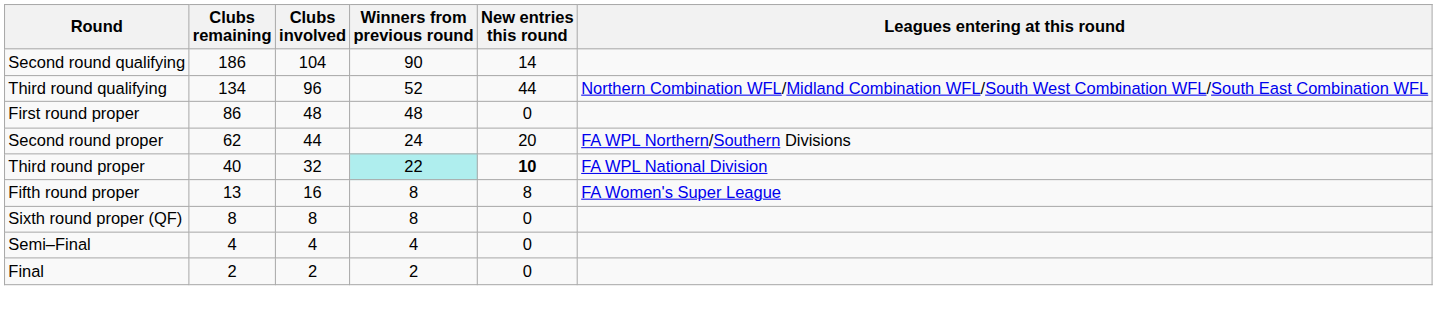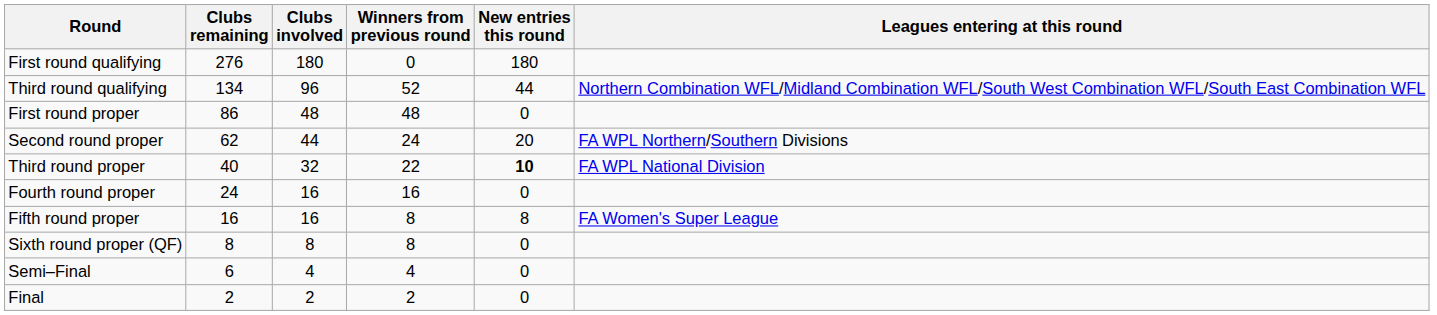+ row: (85, 62)
- row: (97, 62)
(414, 166) paleturquoise background -> (411, 166) no background
+ row: (82, 192)
(232, 192) 13 -> (229, 219) 16
(232, 245) 4 -> (229, 271) 6
